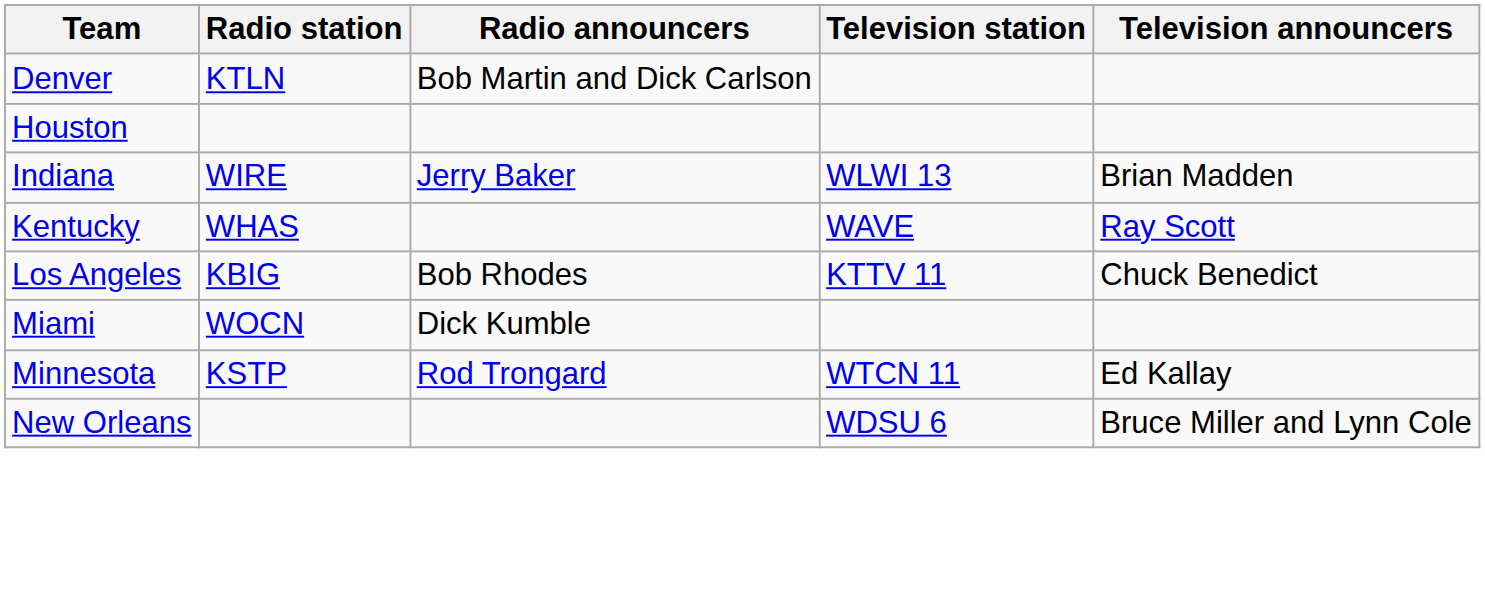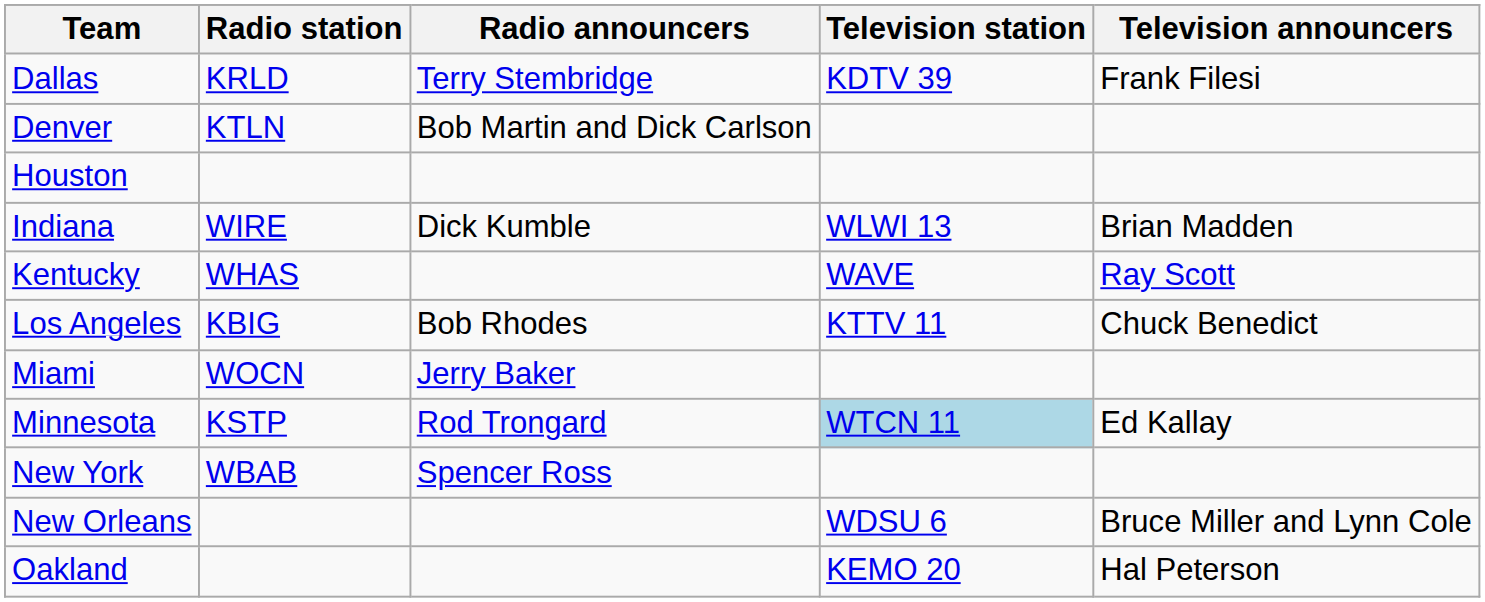+ row: (55, 78)
(496, 176) Jerry Baker -> (504, 226) Dick Kumble
(504, 324) Dick Kumble -> (496, 373) Jerry Baker
(893, 373) no background -> (893, 422) lightblue background
+ row: (78, 472)
+ row: (70, 570)
